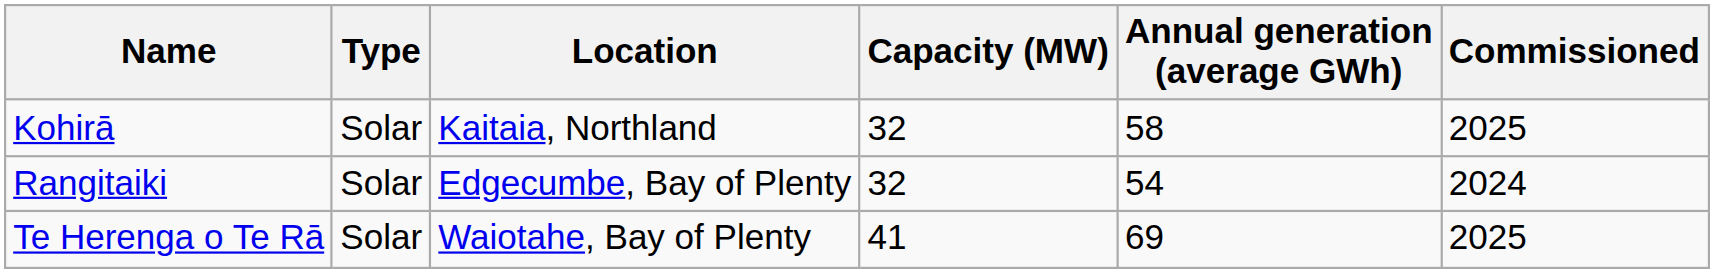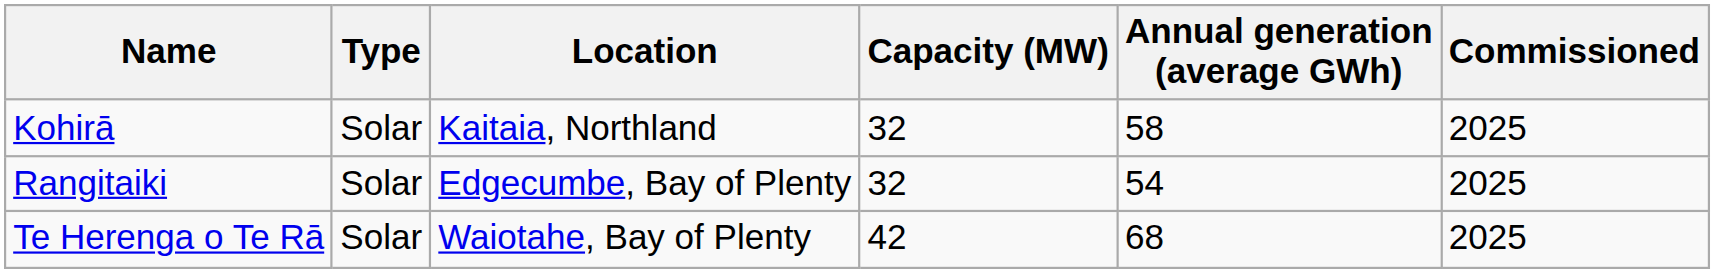(1488, 182) 2024 -> (1488, 182) 2025
(887, 238) 41 -> (887, 238) 42
(1144, 238) 69 -> (1144, 238) 68
